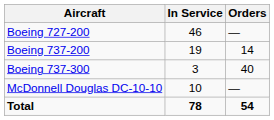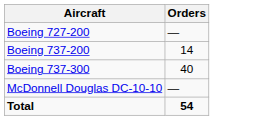- column: (195, 13)
